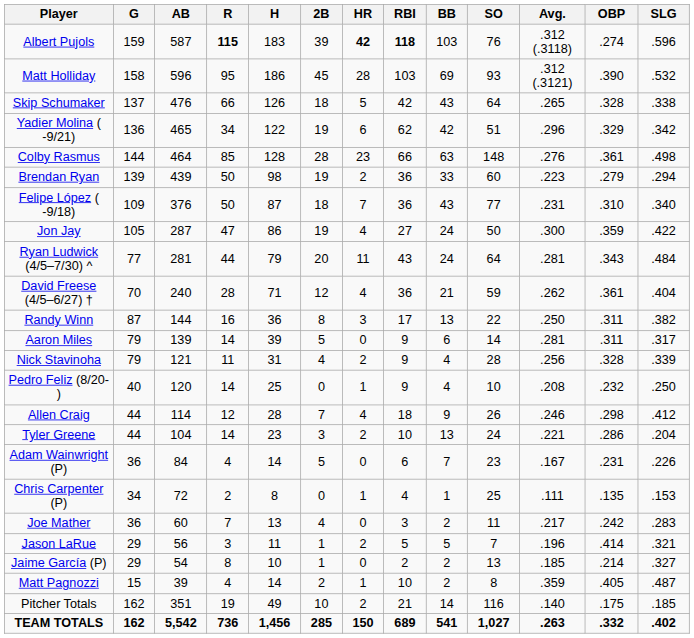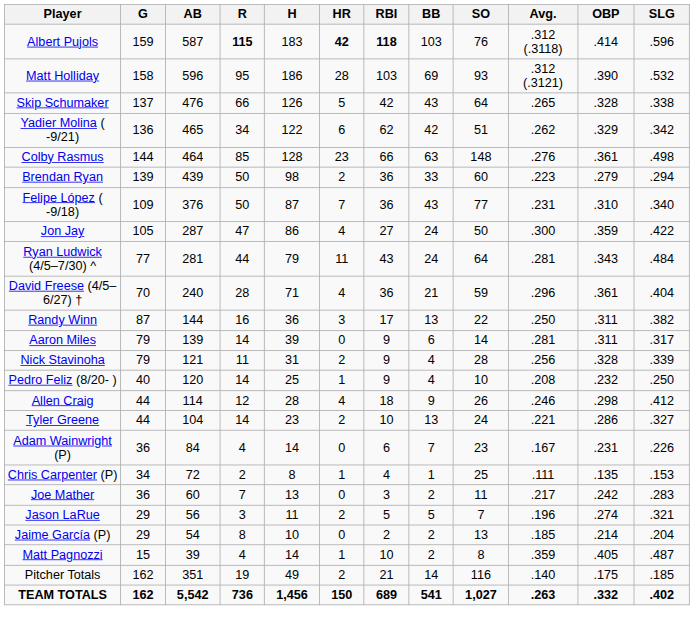- column: (321, 14)
(611, 41) .274 -> (606, 41) .414
(552, 130) .296 -> (543, 130) .262
(552, 293) .262 -> (543, 293) .296
(664, 434) .204 -> (662, 420) .327
(611, 543) .414 -> (606, 514) .274
(664, 563) .327 -> (662, 535) .204
